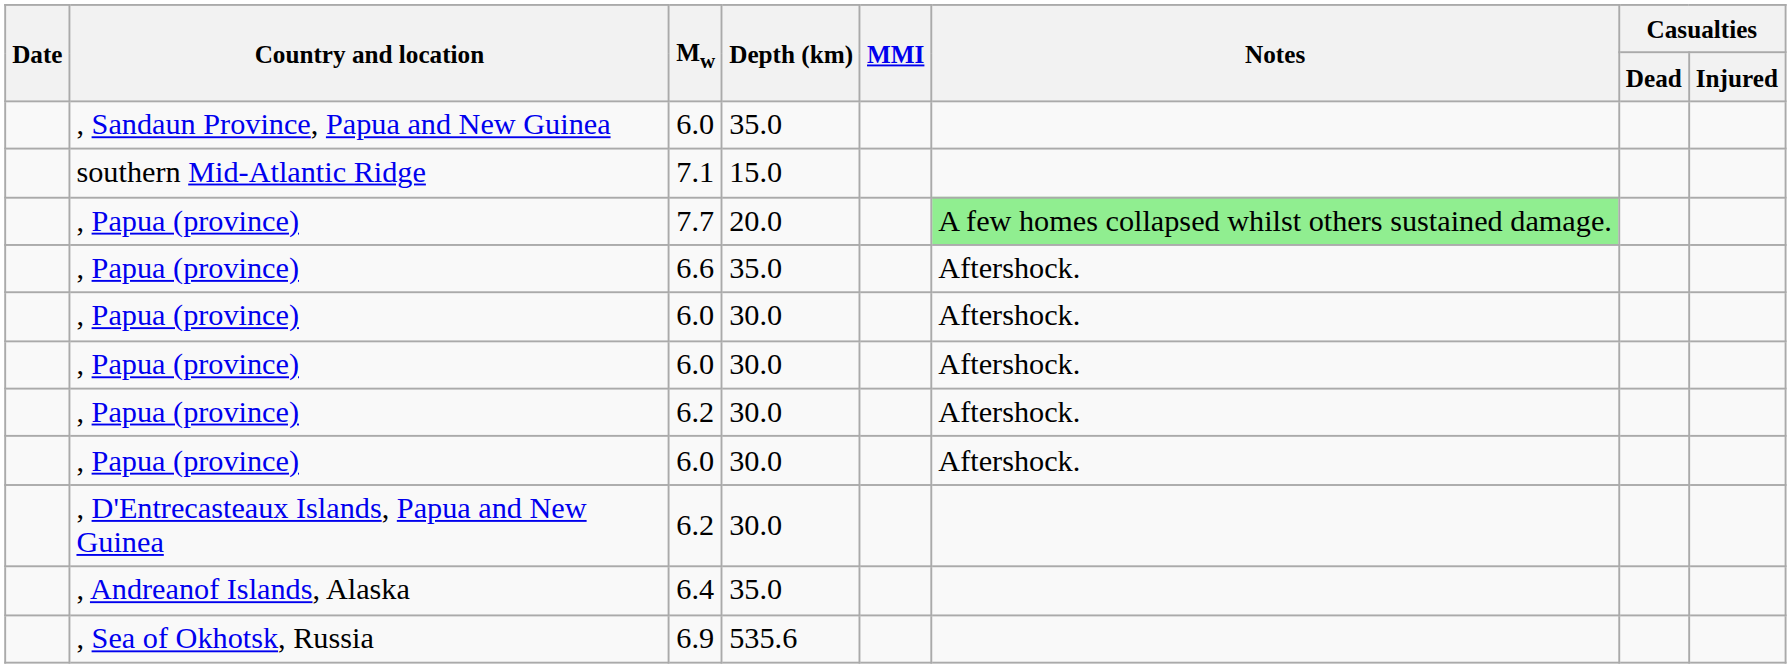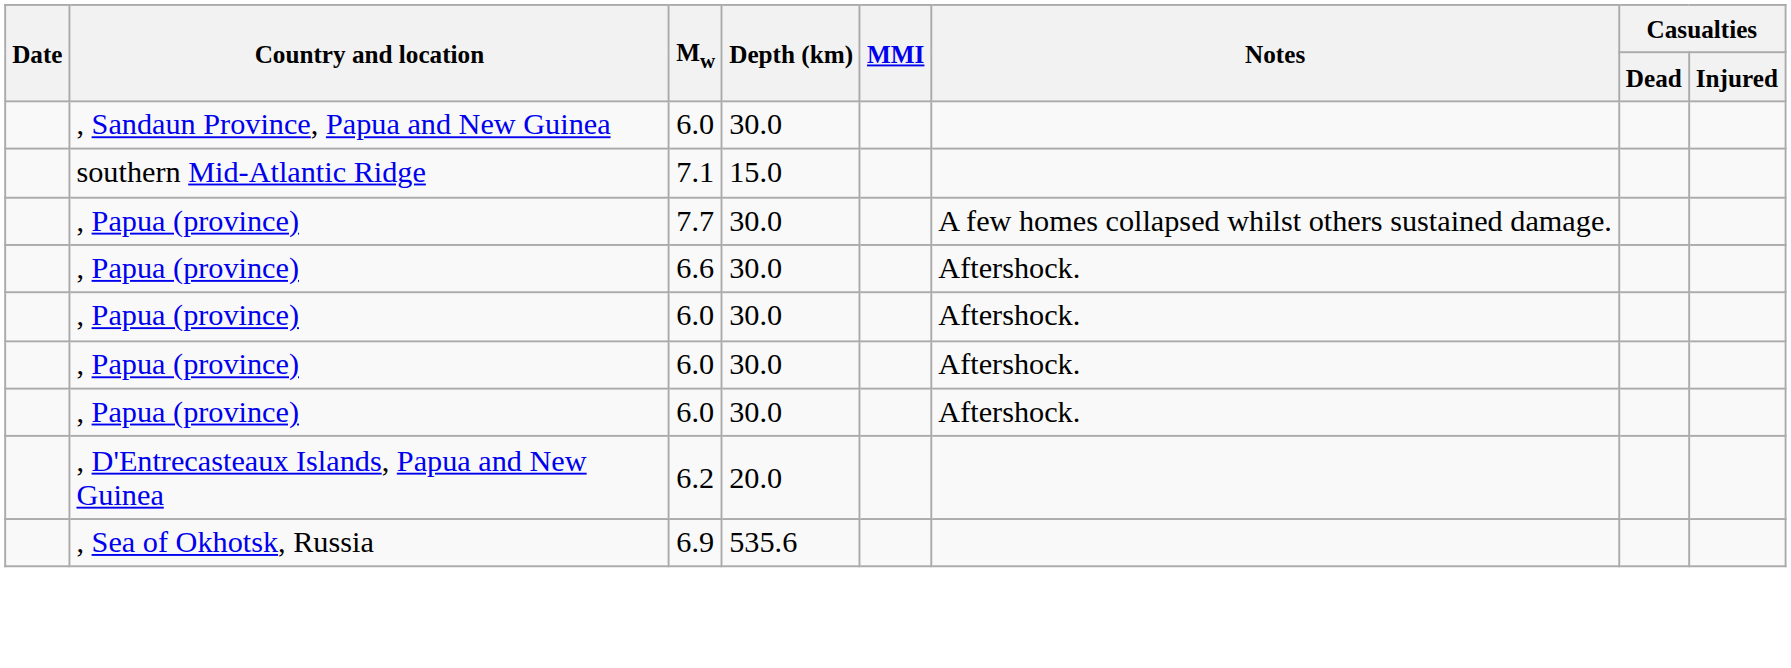(756, 124) 35.0 -> (756, 124) 30.0
(756, 220) 20.0 -> (756, 220) 30.0
(1275, 220) lightgreen background -> (1275, 220) no background
(756, 268) 35.0 -> (756, 268) 30.0
- row: (188, 412)
(756, 525) 30.0 -> (756, 477) 20.0
- row: (243, 590)
